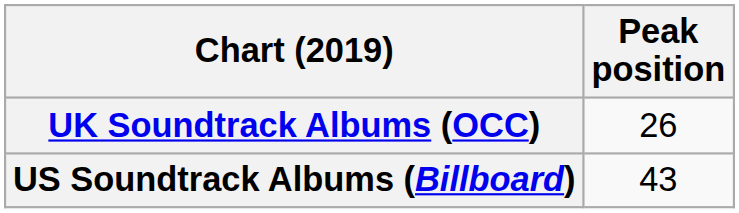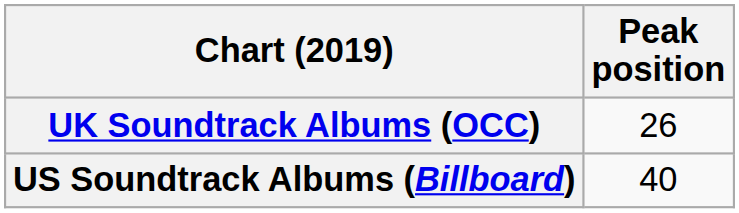(658, 179) 43 -> (658, 179) 40
